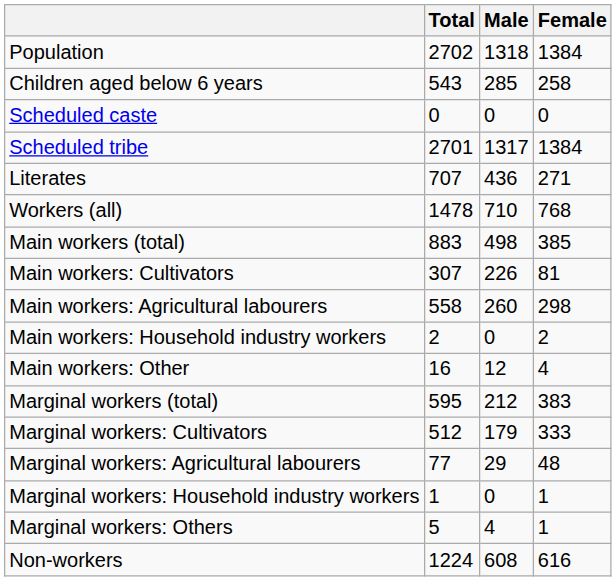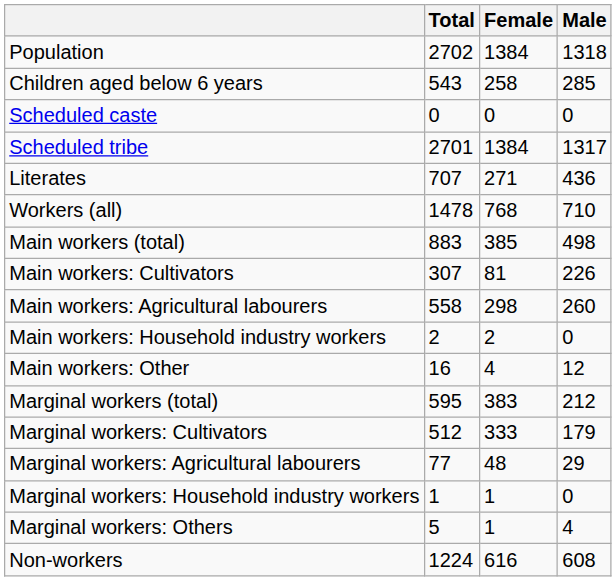columns swapped: (506, 20) <-> (572, 20)
